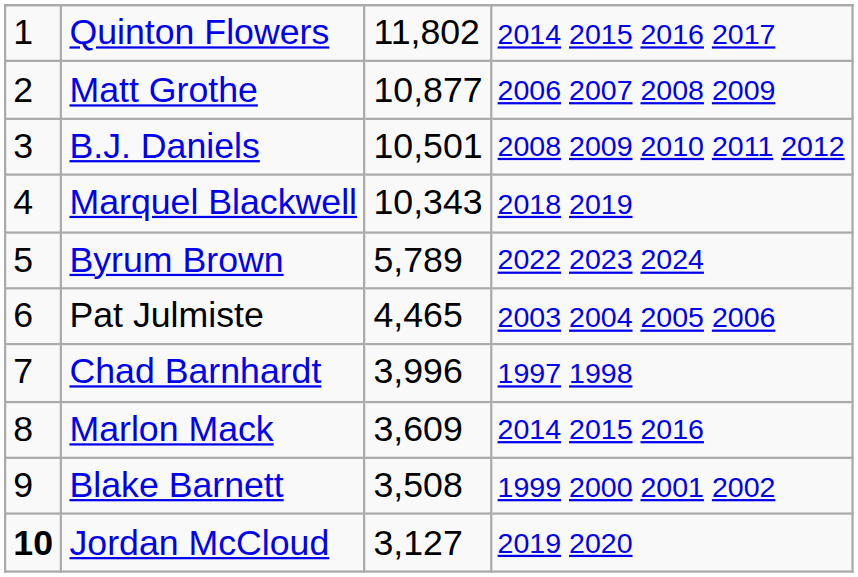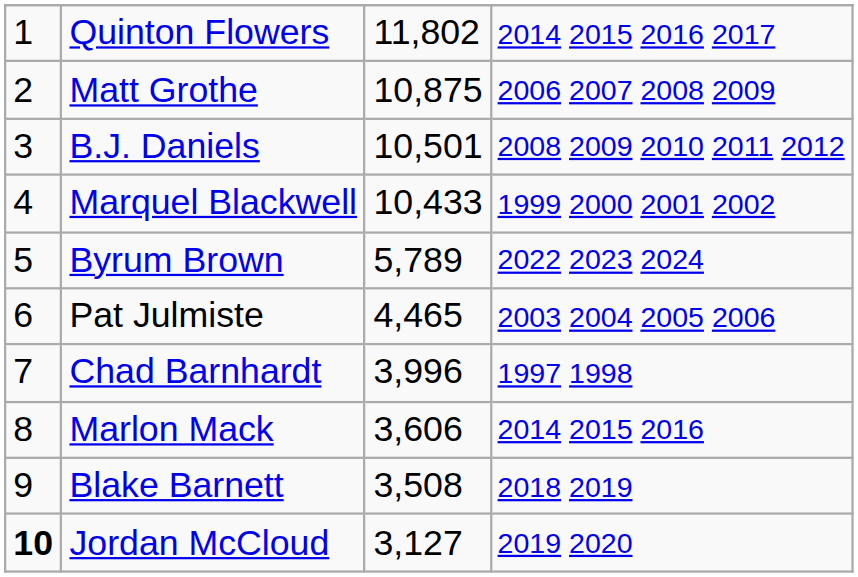(428, 89) 10,877 -> (428, 89) 10,875
(428, 202) 10,343 -> (428, 202) 10,433
(565, 203) 2018 2019 -> (636, 203) 1999 2000 2001 2002
(418, 428) 3,609 -> (418, 428) 3,606
(636, 486) 1999 2000 2001 2002 -> (565, 486) 2018 2019
